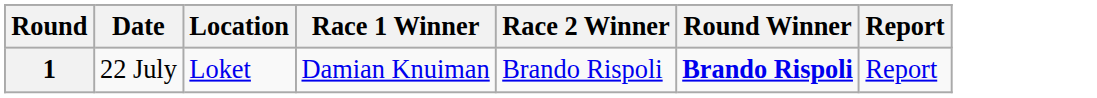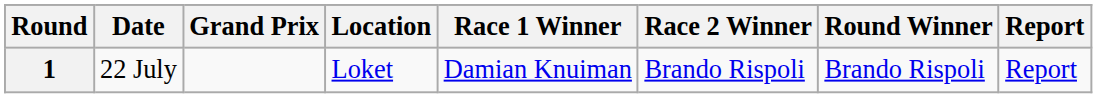+ column: (254, 25)
(768, 69) bold -> (905, 69) normal
